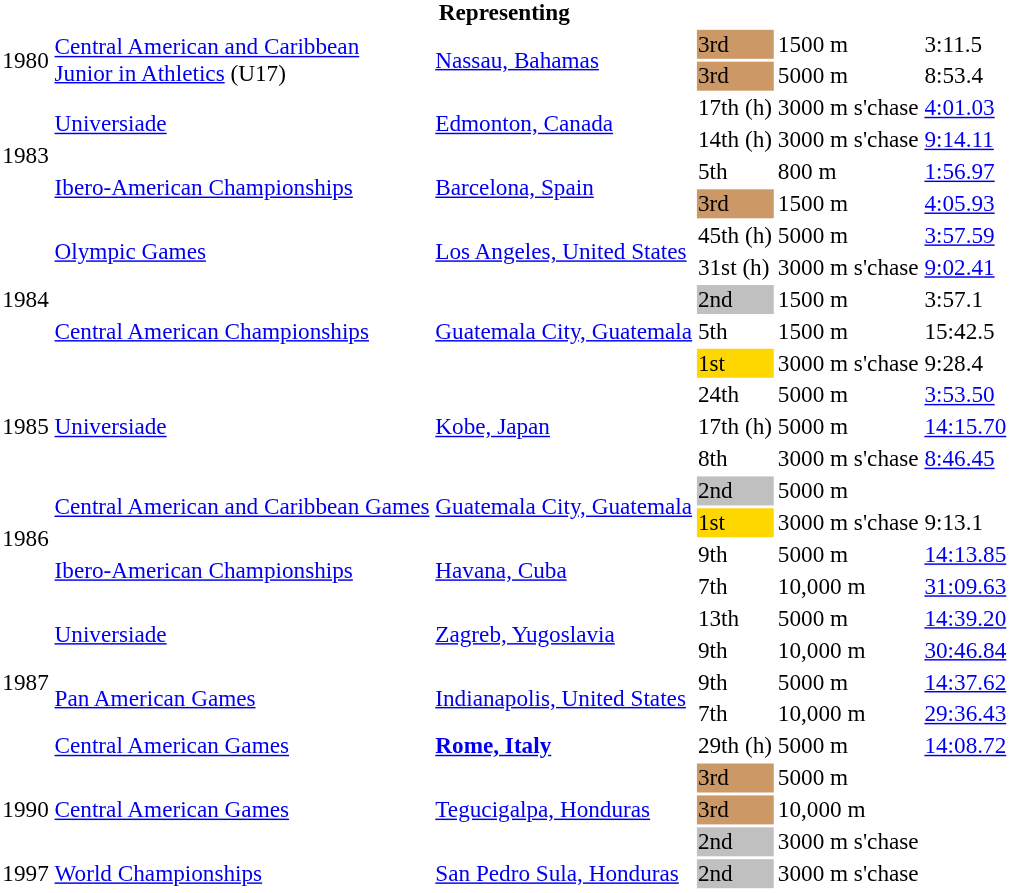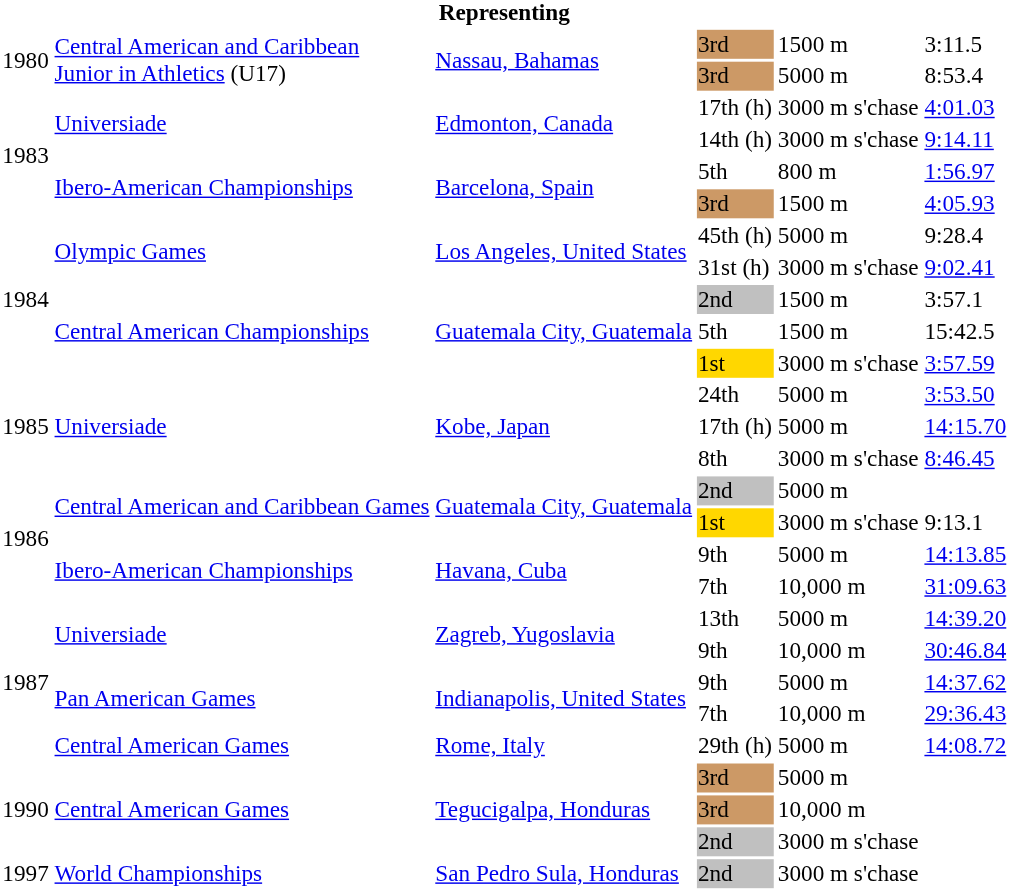(960, 235) 3:57.59 -> (954, 235) 9:28.4
(954, 363) 9:28.4 -> (960, 363) 3:57.59
(493, 745) bold -> (490, 745) normal
